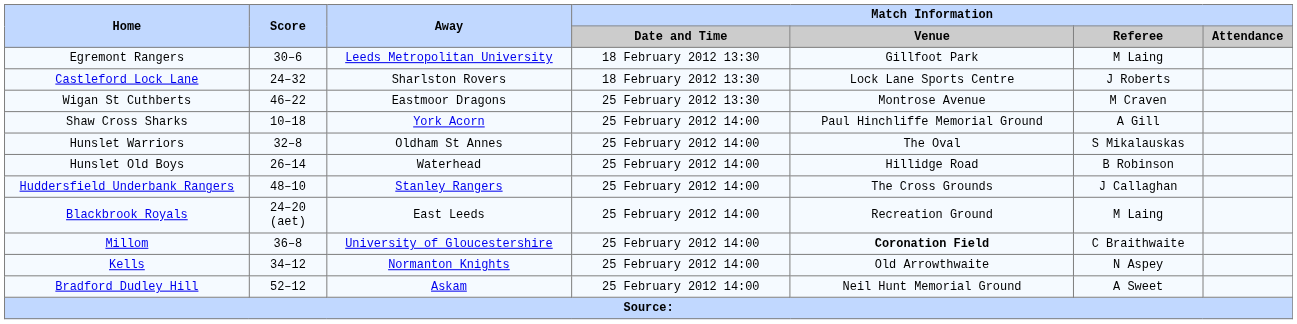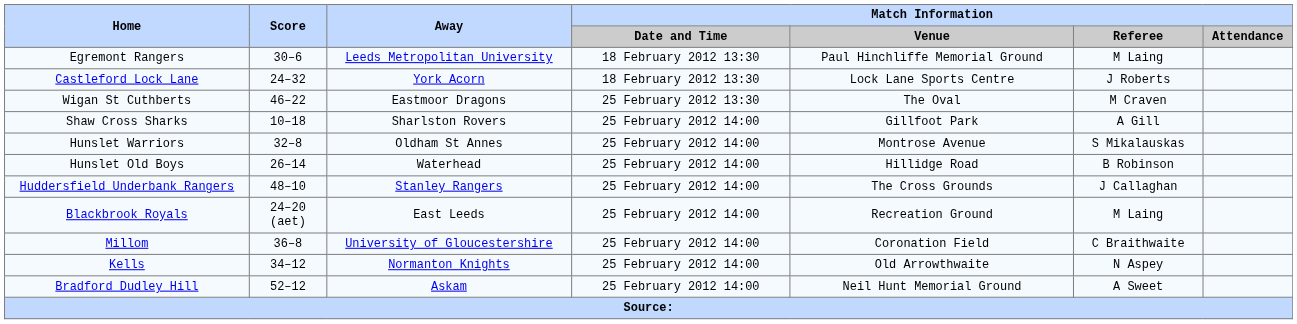(932, 58) Gillfoot Park -> (932, 58) Paul Hinchliffe Memorial Ground
(449, 79) Sharlston Rovers -> (449, 79) York Acorn
(932, 101) Montrose Avenue -> (932, 101) The Oval
(449, 122) York Acorn -> (449, 122) Sharlston Rovers
(932, 122) Paul Hinchliffe Memorial Ground -> (932, 122) Gillfoot Park
(932, 144) The Oval -> (932, 144) Montrose Avenue
(932, 244) bold -> (932, 244) normal
